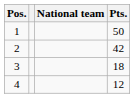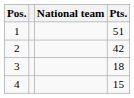(118, 31) 50 -> (118, 31) 51
(118, 84) 12 -> (118, 84) 15
